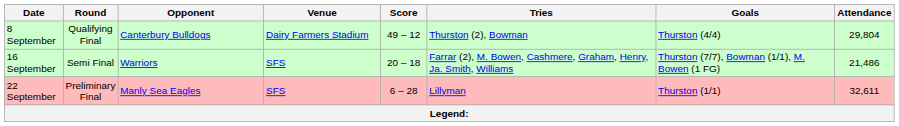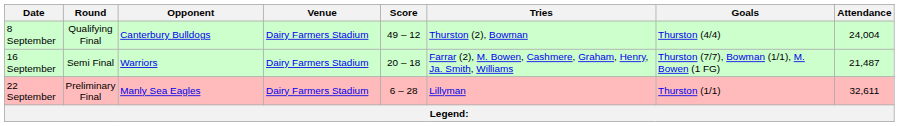(864, 35) 29,804 -> (864, 35) 24,004
(276, 63) SFS -> (317, 63) Dairy Farmers Stadium
(864, 63) 21,486 -> (864, 63) 21,487
(276, 91) SFS -> (317, 91) Dairy Farmers Stadium
